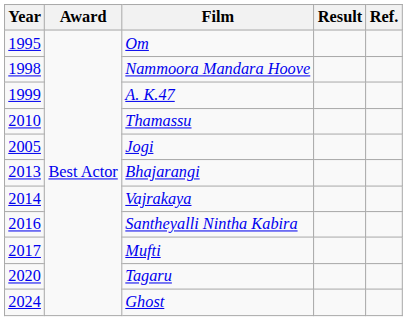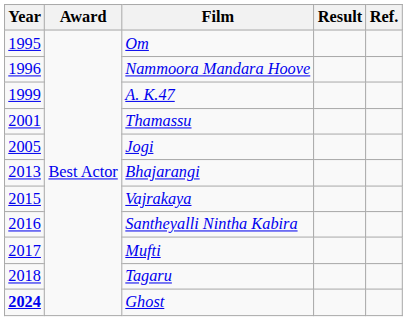(25, 69) 1998 -> (25, 69) 1996
(25, 120) 2010 -> (25, 120) 2001
(25, 198) 2014 -> (25, 198) 2015
(25, 276) 2020 -> (25, 276) 2018
(25, 302) normal -> (25, 302) bold
